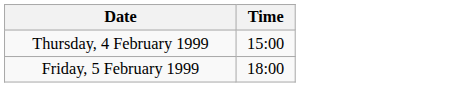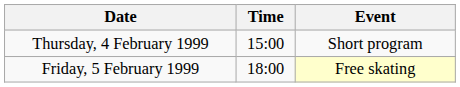+ column: (375, 17)
